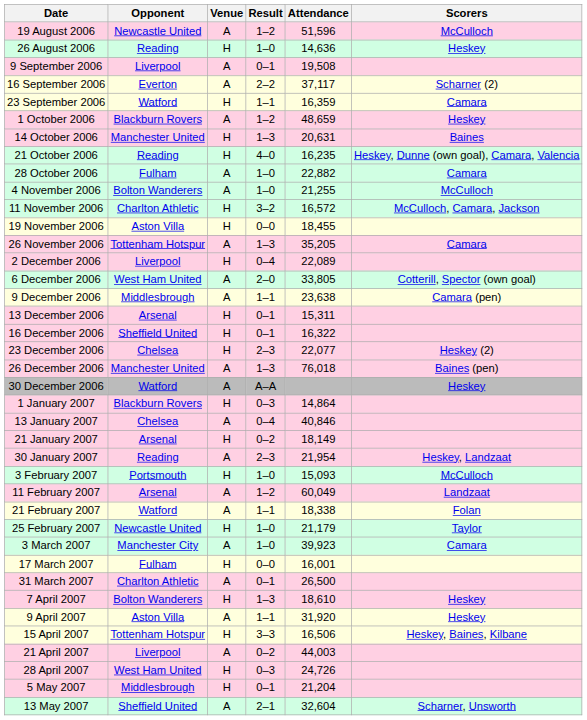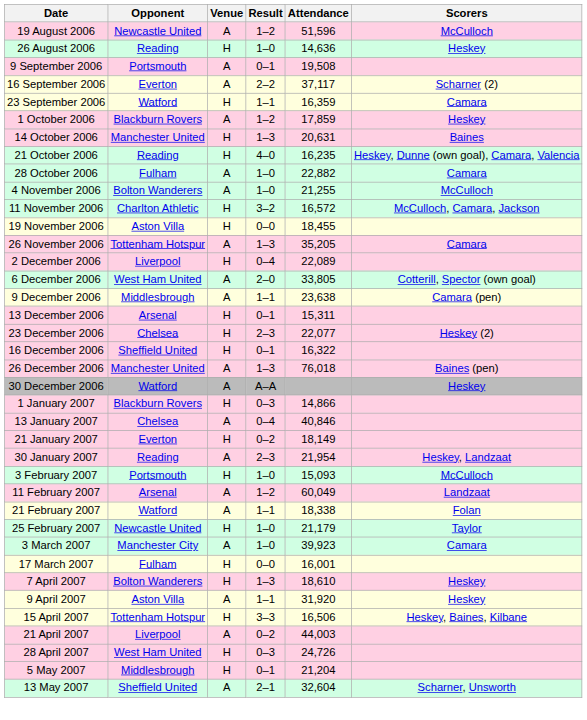(158, 66) Liverpool -> (158, 66) Portsmouth
(318, 119) 48,659 -> (318, 119) 17,859
rows swapped: (56, 333) <-> (56, 350)
(318, 404) 14,864 -> (318, 404) 14,866
(158, 439) Arsenal -> (158, 439) Everton
- row: (56, 581)
